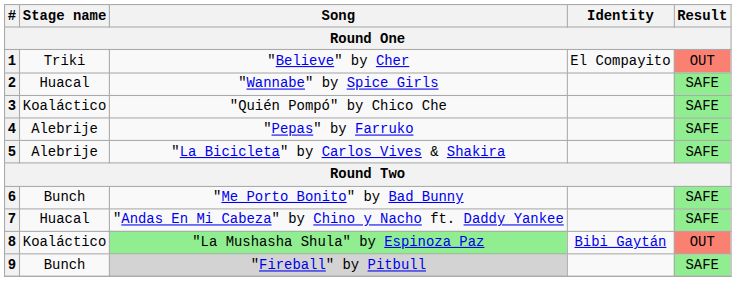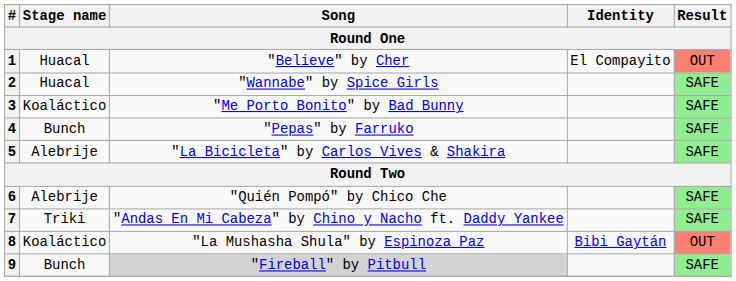(65, 61) Triki -> (65, 61) Huacal
(338, 107) "Quién Pompó" by Chico Che -> (338, 107) "Me Porto Bonito" by Bad Bunny
(65, 129) Alebrije -> (65, 129) Bunch
(65, 197) Bunch -> (65, 197) Alebrije
(338, 197) "Me Porto Bonito" by Bad Bunny -> (338, 197) "Quién Pompó" by Chico Che
(65, 220) Huacal -> (65, 220) Triki
(338, 243) lightgreen background -> (338, 243) no background
